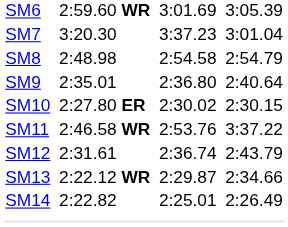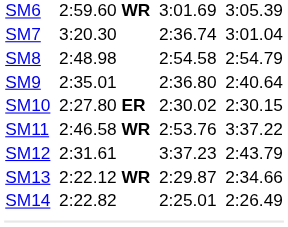(188, 34) 3:37.23 -> (188, 34) 2:36.74
(188, 153) 2:36.74 -> (188, 153) 3:37.23
